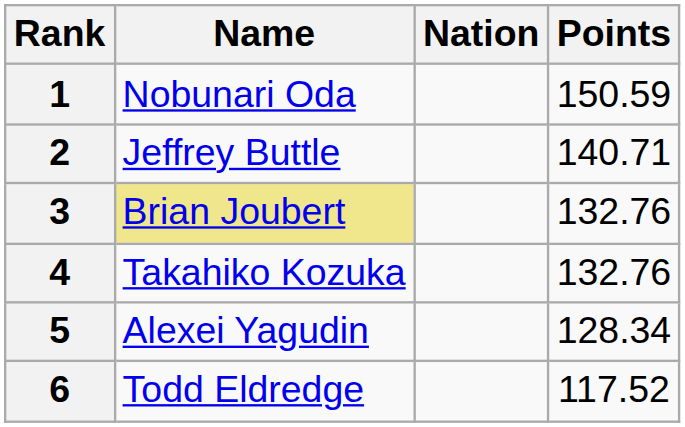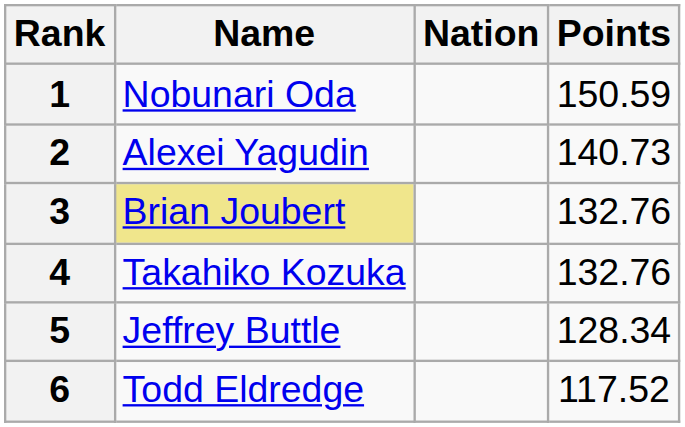(232, 152) Jeffrey Buttle -> (246, 152) Alexei Yagudin
(614, 152) 140.71 -> (614, 152) 140.73
(246, 331) Alexei Yagudin -> (232, 331) Jeffrey Buttle
